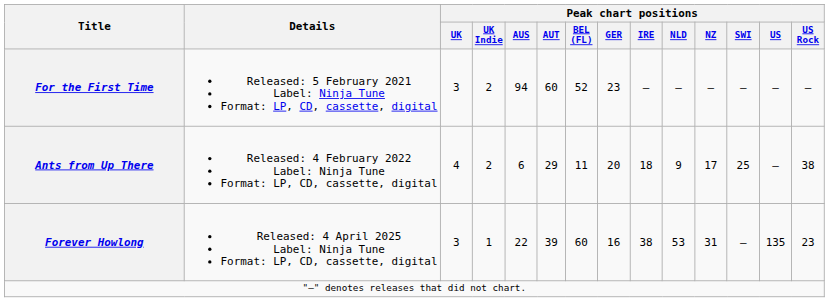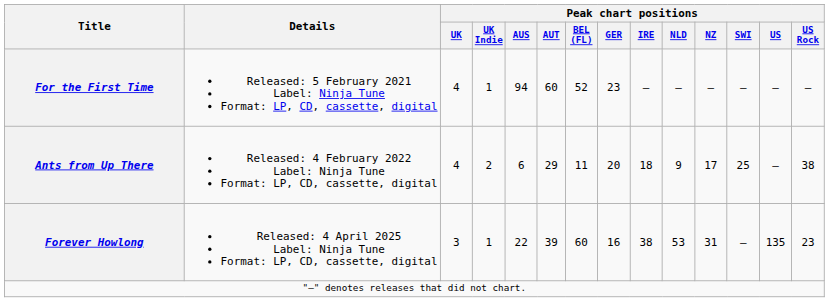(456, 87) 3 -> (456, 87) 4
(489, 87) 2 -> (489, 87) 1
